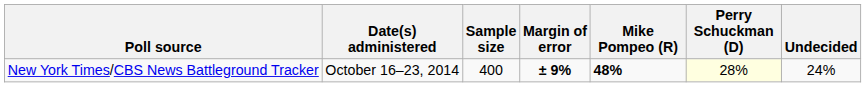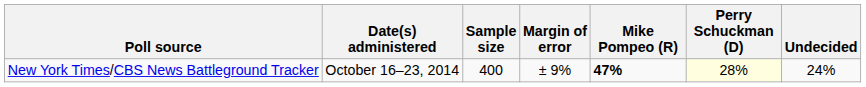(555, 70) bold -> (555, 70) normal
(608, 70) 48% -> (608, 70) 47%
